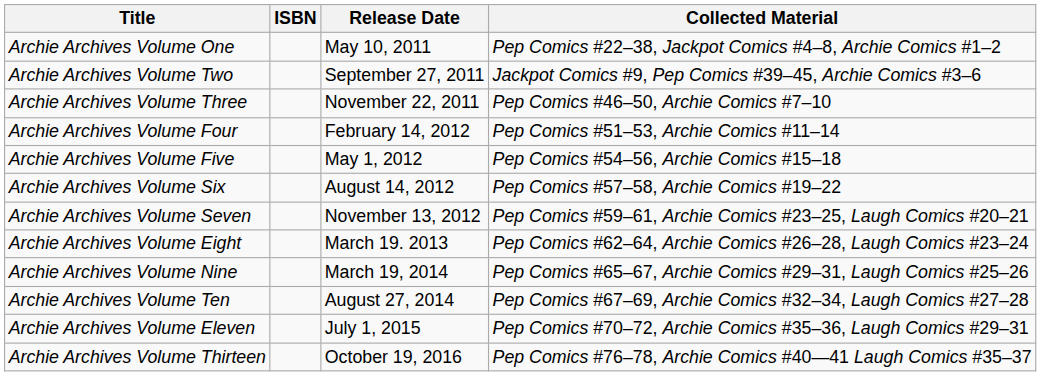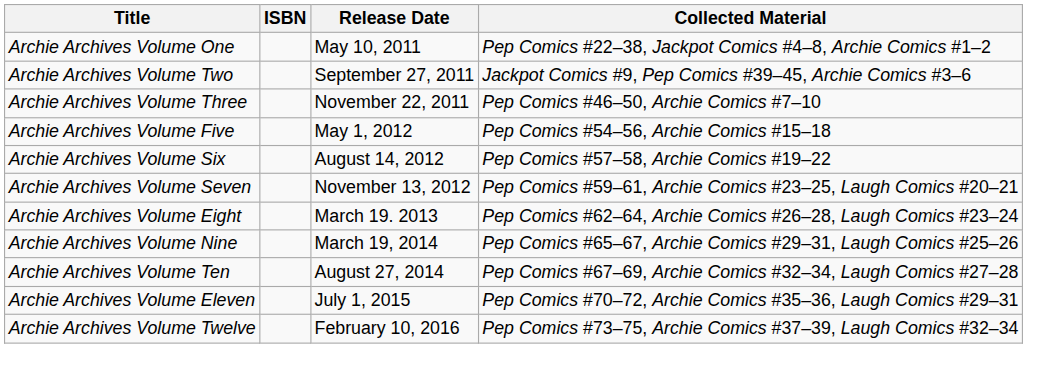- row: (123, 131)
+ row: (132, 328)
- row: (137, 356)
